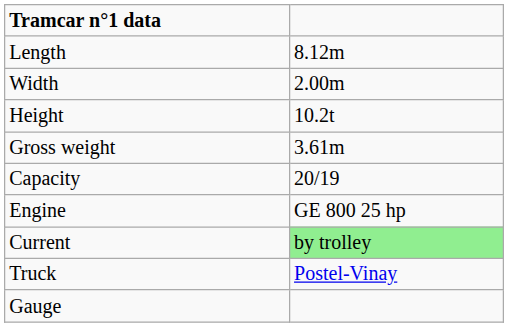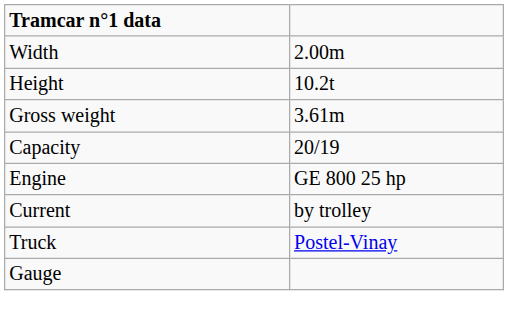- row: (38, 52)
(333, 242) lightgreen background -> (333, 210) no background
